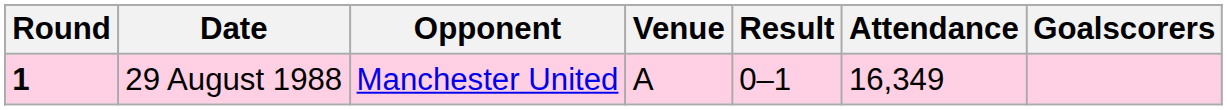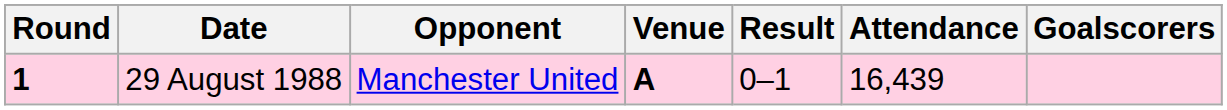(643, 78) normal -> (644, 78) bold
(897, 78) 16,349 -> (897, 78) 16,439
